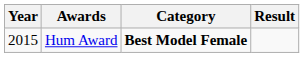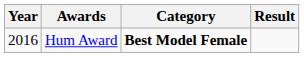(23, 40) 2015 -> (23, 40) 2016
